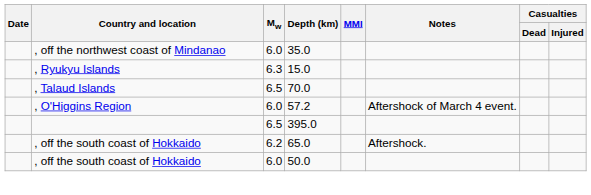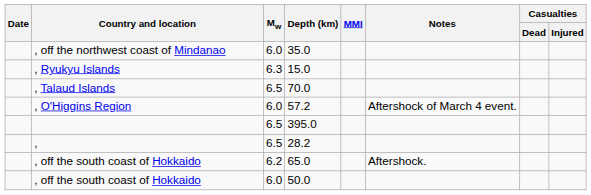+ row: (299, 143)
